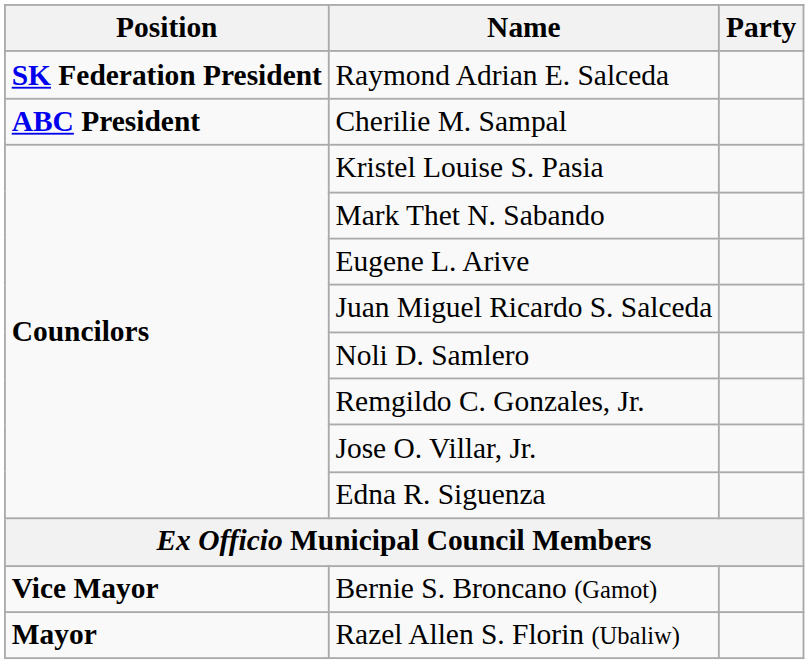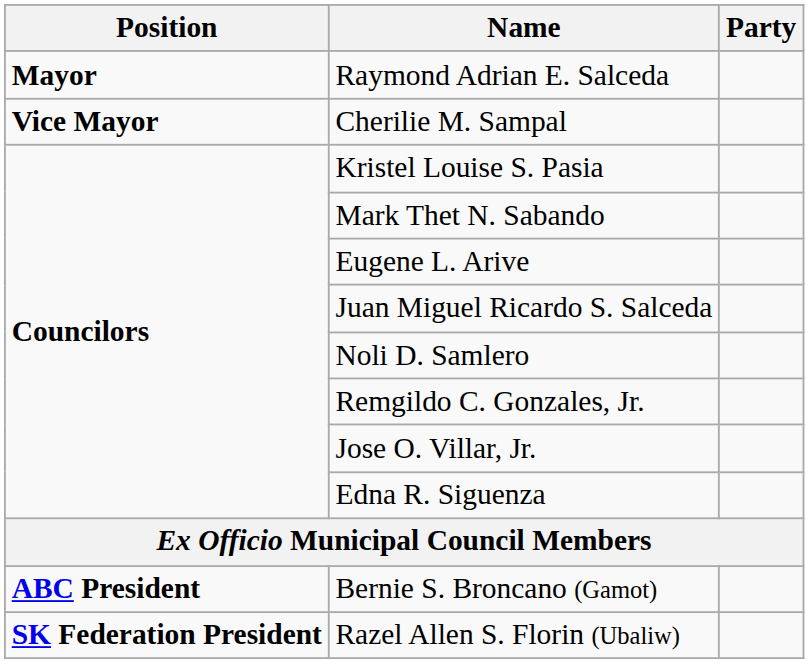(167, 74) SK Federation President -> (54, 74) Mayor
(106, 121) ABC President -> (85, 121) Vice Mayor
(85, 588) Vice Mayor -> (106, 588) ABC President
(54, 634) Mayor -> (167, 634) SK Federation President
